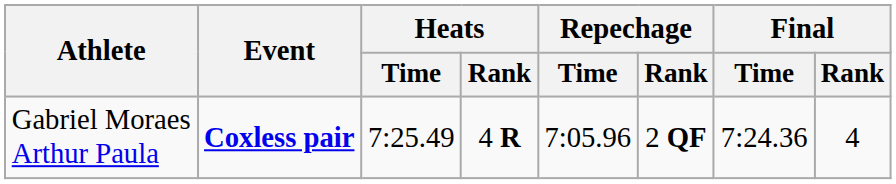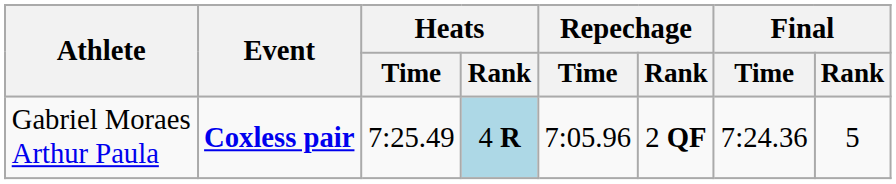(499, 137) no background -> (499, 137) lightblue background
(852, 137) 4 -> (852, 137) 5
